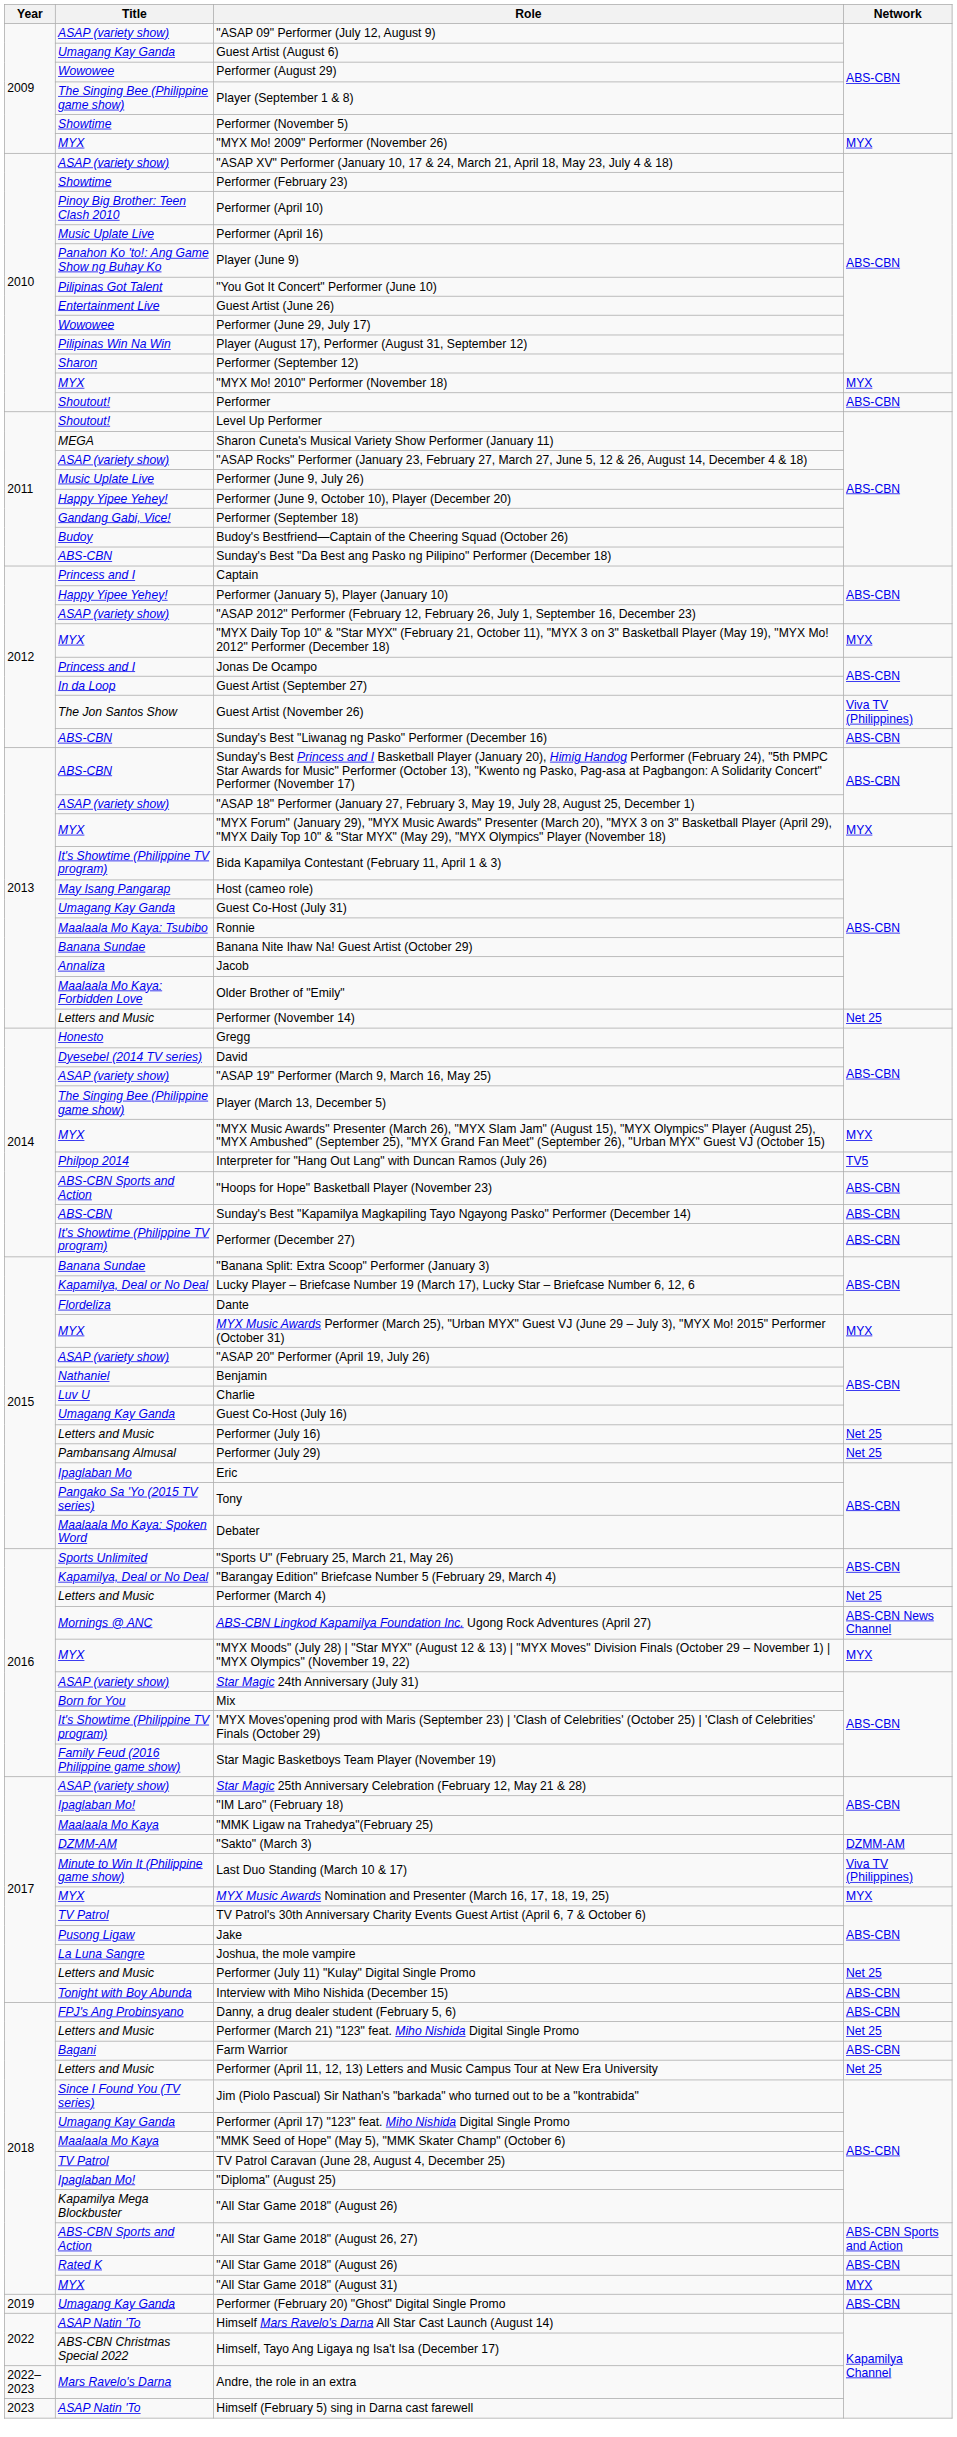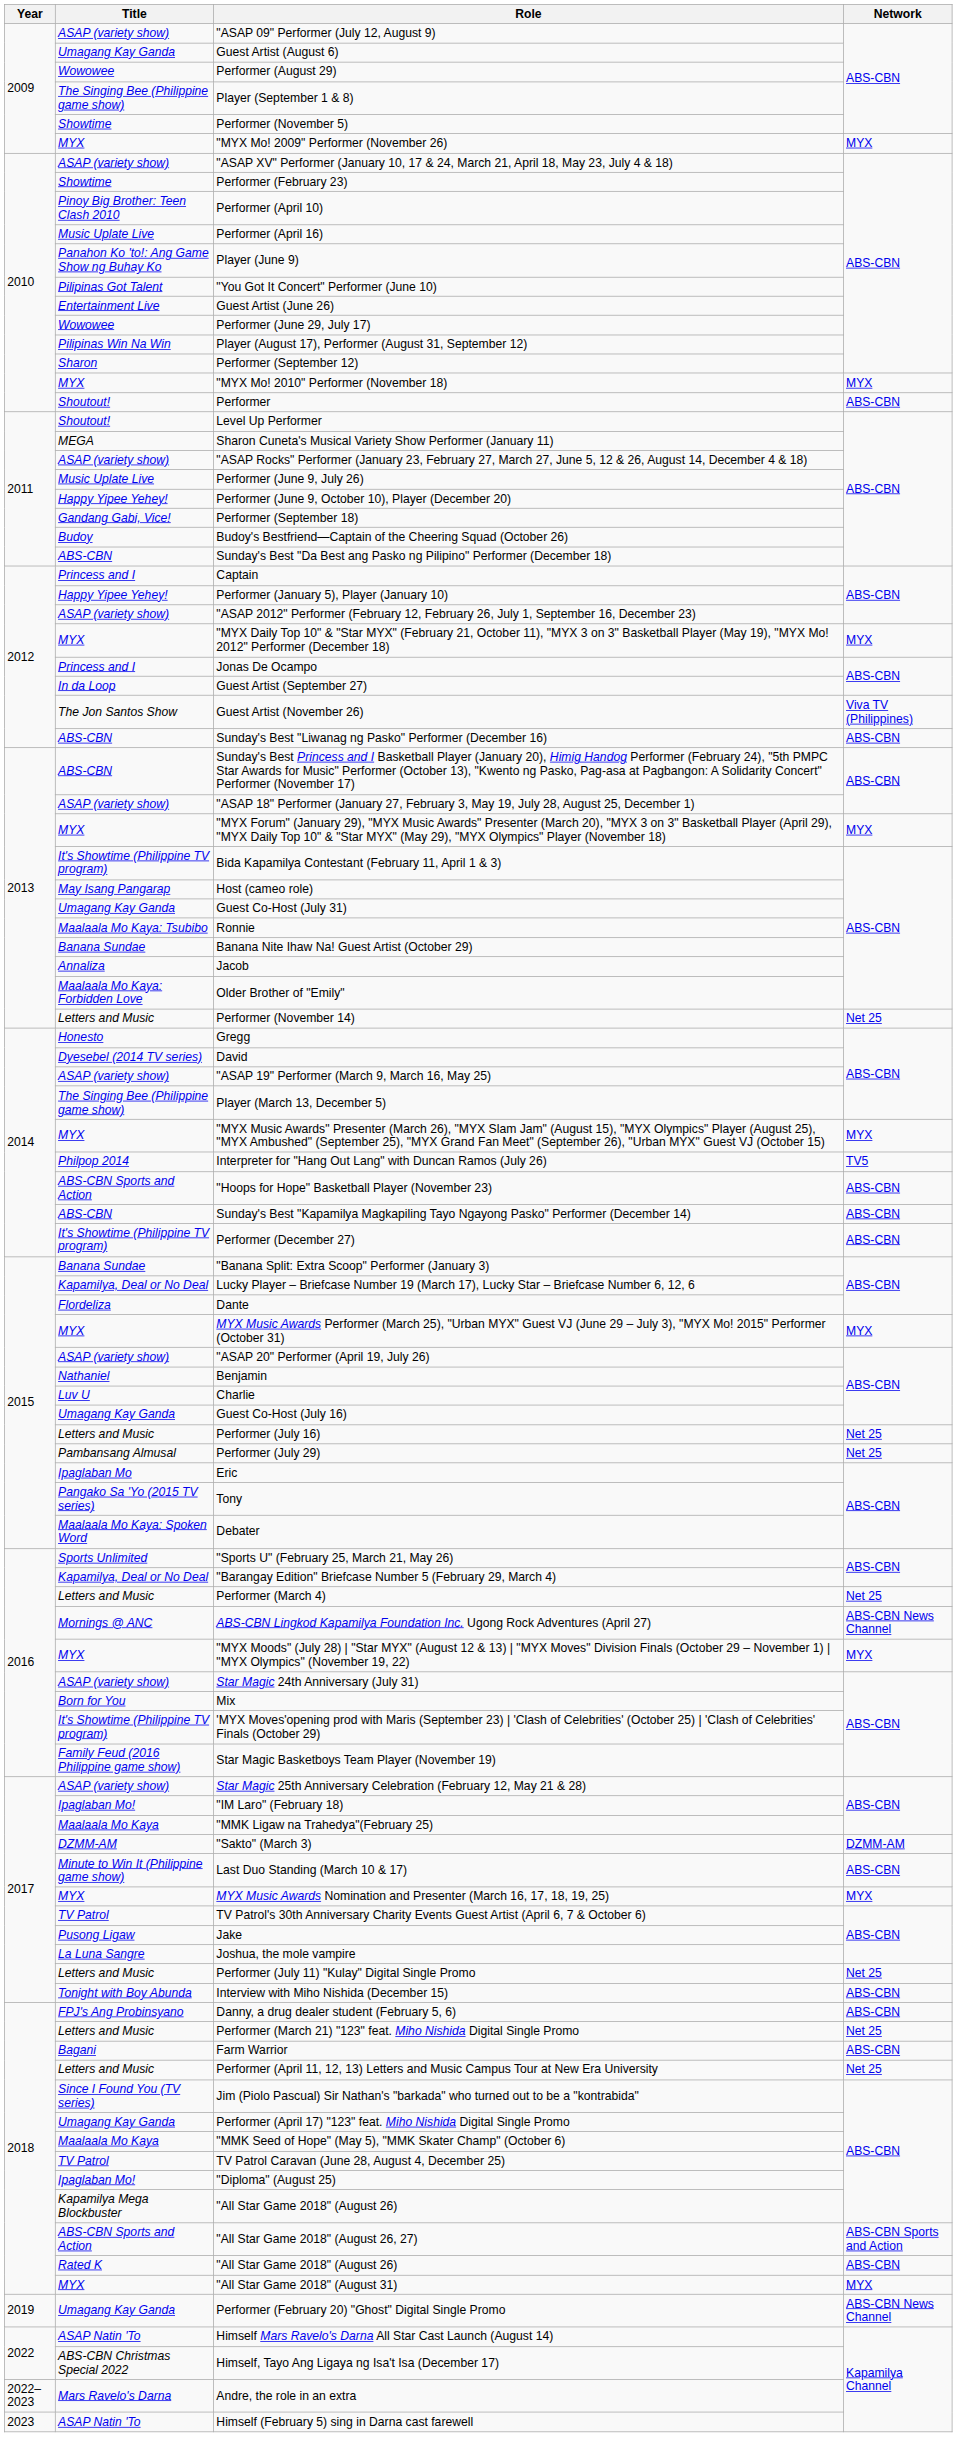(879, 1870) Viva TV (Philippines) -> (873, 1870) ABS-CBN
(873, 2303) ABS-CBN -> (890, 2310) ABS-CBN News Channel
